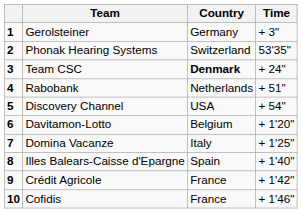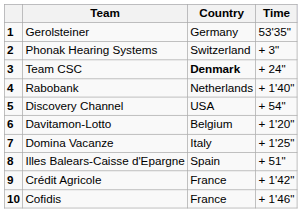(269, 32) + 3" -> (275, 32) 53'35"
(275, 50) 53'35" -> (269, 50) + 3"
(272, 87) + 51" -> (276, 87) + 1'40"
(276, 161) + 1'40" -> (272, 161) + 51"
